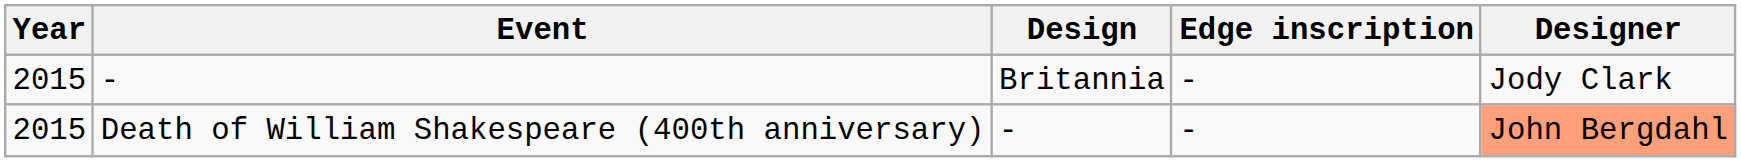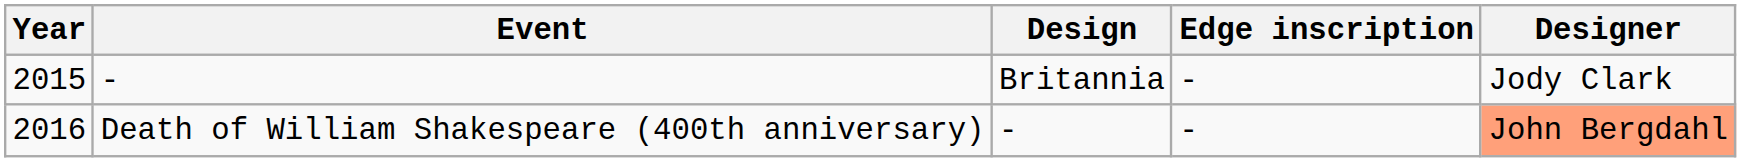(49, 130) 2015 -> (49, 130) 2016
